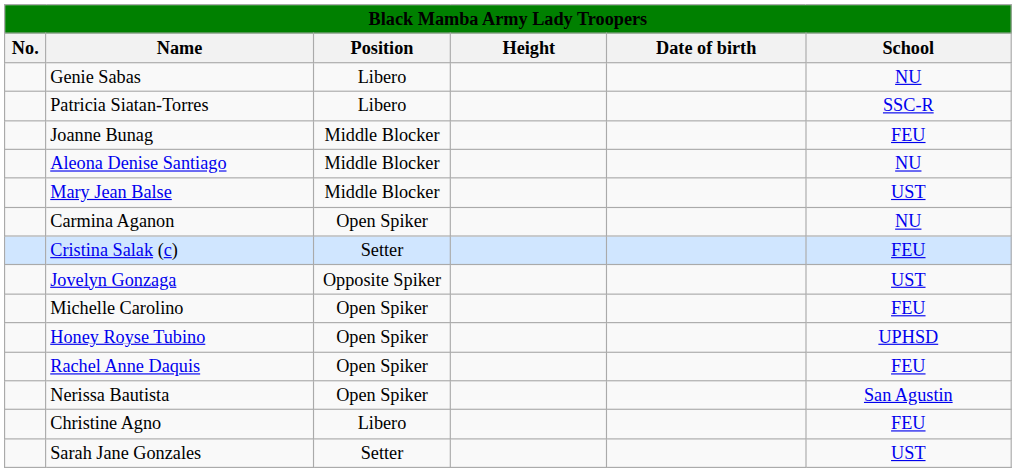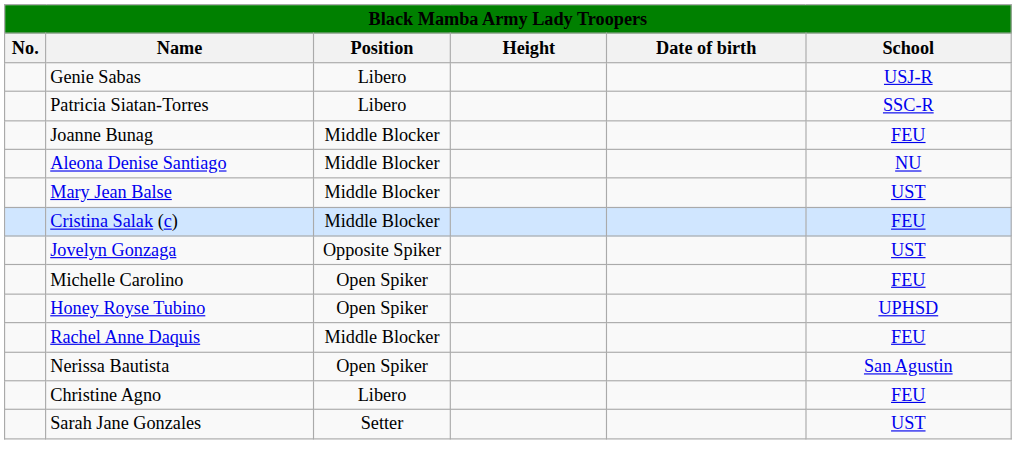(908, 76) NU -> (908, 76) USJ-R
- row: (112, 221)
(382, 250) Setter -> (382, 221) Middle Blocker
(382, 366) Open Spiker -> (382, 337) Middle Blocker
